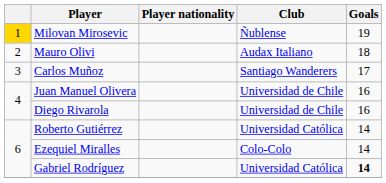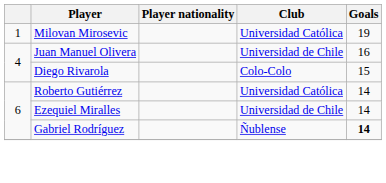(18, 33) gold background -> (18, 33) no background
(263, 33) Ñublense -> (291, 33) Universidad Católica
- row: (64, 52)
- row: (69, 71)
(292, 110) Universidad de Chile -> (266, 71) Colo-Colo
(364, 110) 16 -> (364, 71) 15
(266, 149) Colo-Colo -> (292, 110) Universidad de Chile
(291, 168) Universidad Católica -> (263, 129) Ñublense
